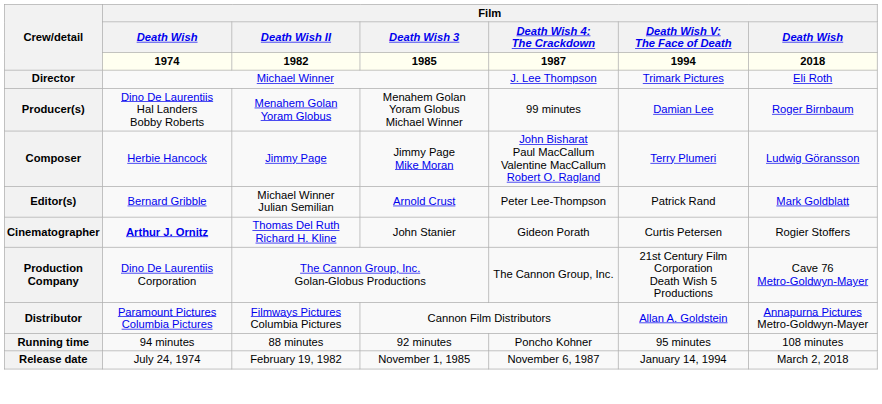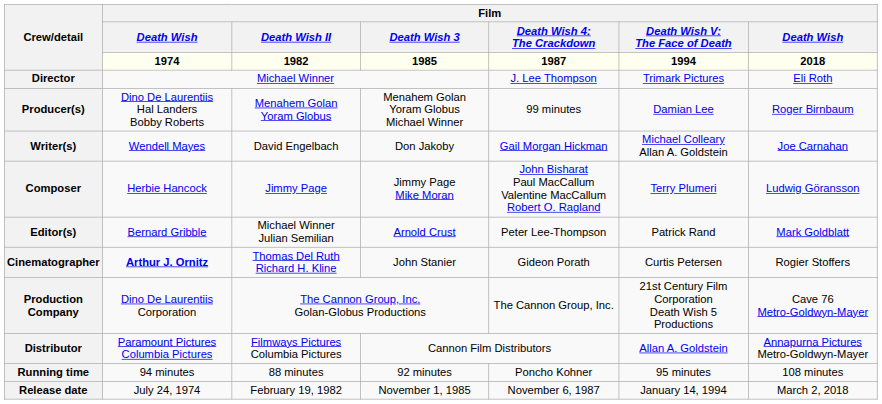+ row: (53, 146)
